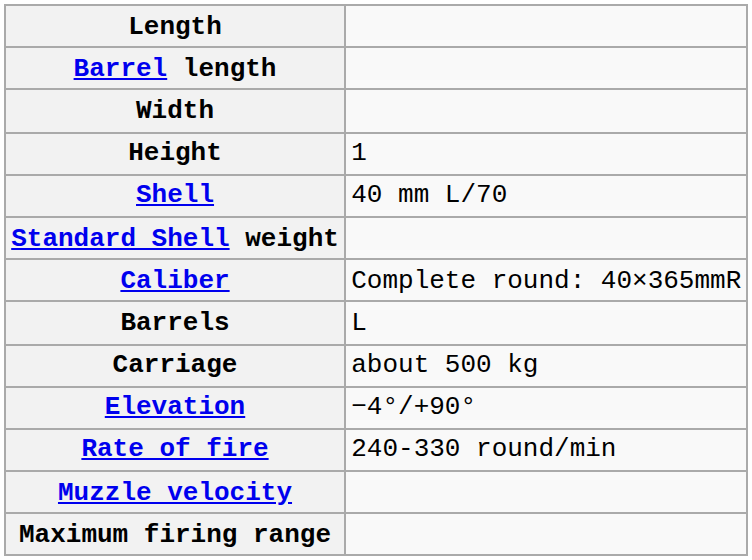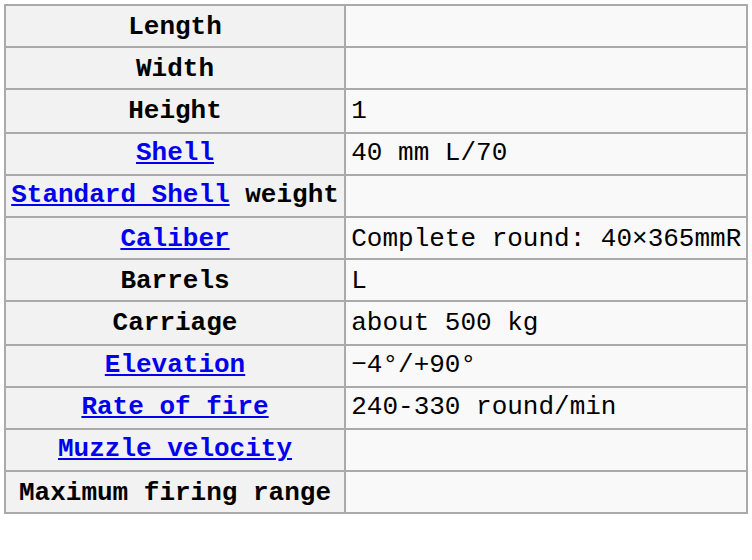- row: (175, 69)
